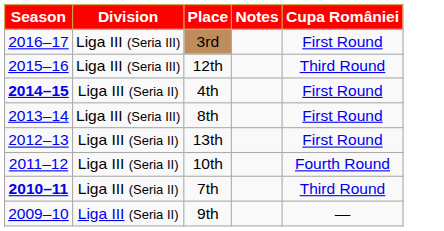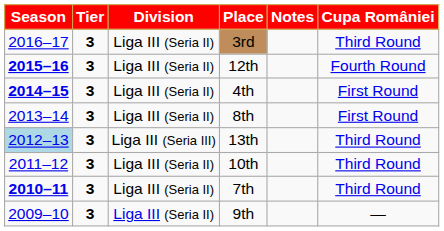+ column: (90, 17)
(128, 42) Liga III (Seria III) -> (164, 42) Liga III (Seria II)
(342, 42) First Round -> (378, 42) Third Round
(38, 66) normal -> (38, 66) bold
(128, 66) Liga III (Seria III) -> (164, 66) Liga III (Seria II)
(342, 66) Third Round -> (378, 66) Fourth Round
(128, 115) Liga III (Seria III) -> (164, 115) Liga III (Seria II)
(38, 140) no background -> (38, 140) lightblue background
(128, 140) Liga III (Seria II) -> (164, 140) Liga III (Seria III)
(342, 140) First Round -> (378, 140) Third Round
(342, 165) Fourth Round -> (378, 165) Third Round
